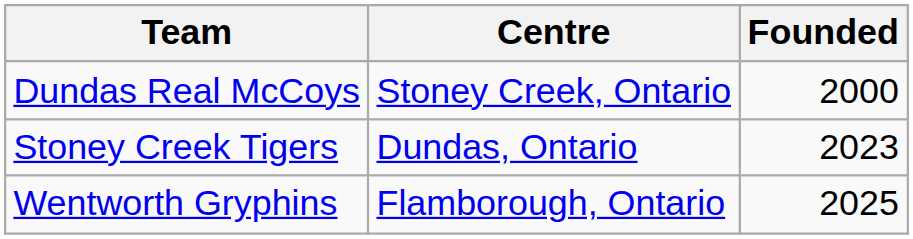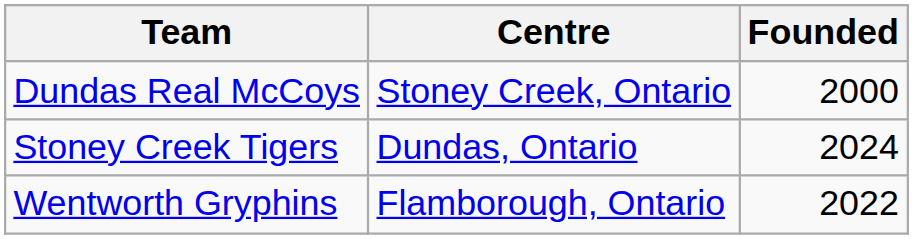(859, 146) 2023 -> (859, 146) 2024
(859, 203) 2025 -> (859, 203) 2022
